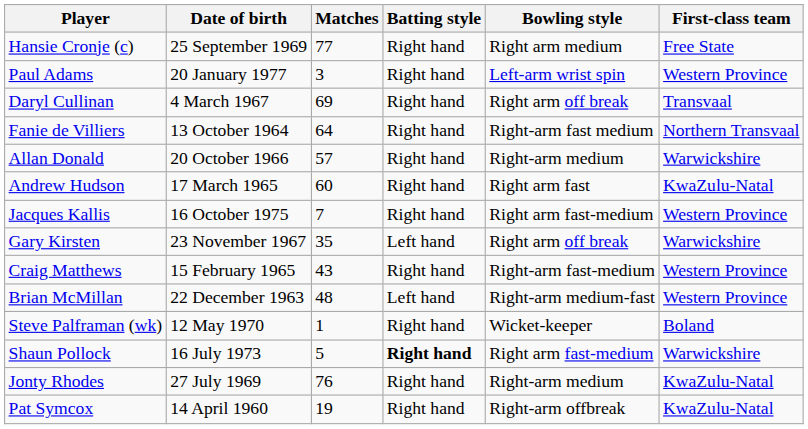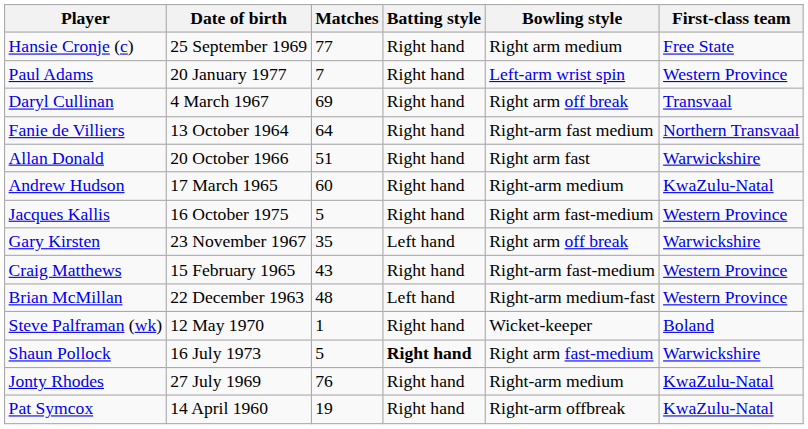(320, 74) 3 -> (320, 74) 7
(324, 158) 57 -> (324, 158) 51
(557, 158) Right-arm medium -> (540, 158) Right arm fast
(540, 185) Right arm fast -> (557, 185) Right-arm medium
(320, 213) 7 -> (320, 213) 5
